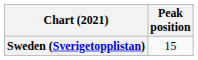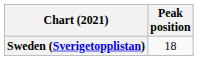(170, 45) 15 -> (170, 45) 18
